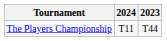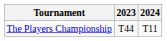columns swapped: (150, 12) <-> (126, 12)
